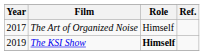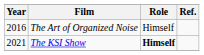(16, 27) 2017 -> (16, 27) 2016
(16, 43) 2019 -> (16, 43) 2021
